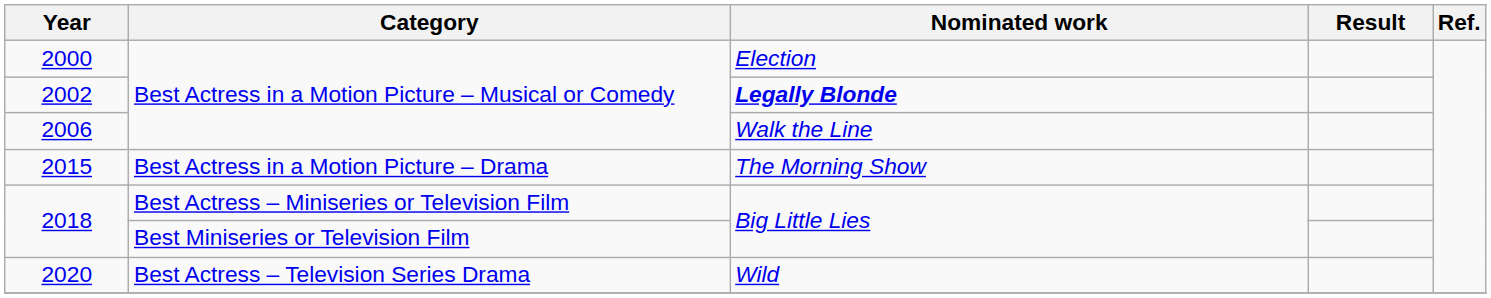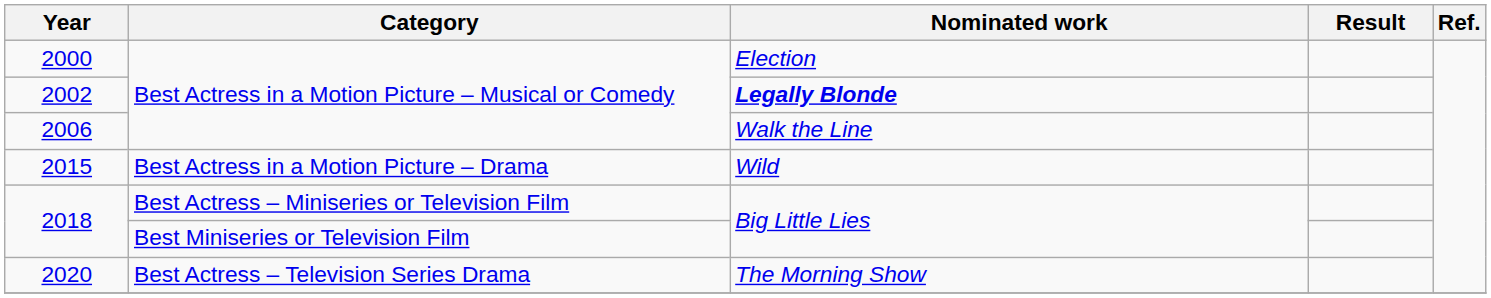(831, 166) The Morning Show -> (757, 166) Wild
(757, 274) Wild -> (831, 274) The Morning Show
